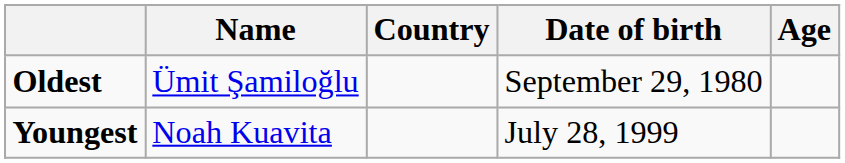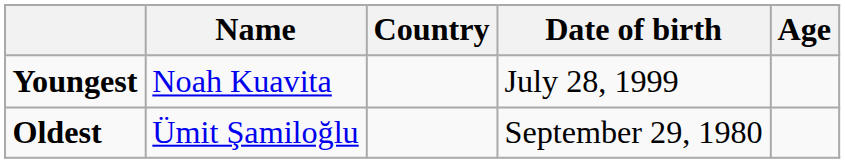rows swapped: (75, 132) <-> (57, 81)
